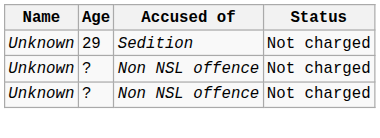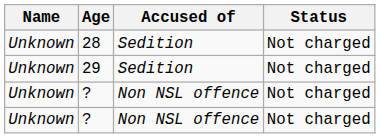+ row: (91, 43)
